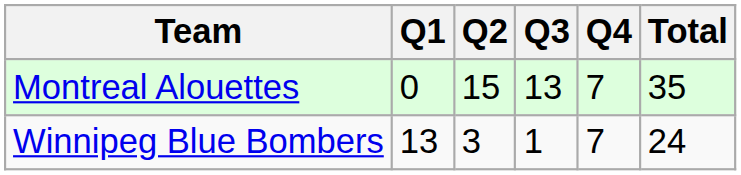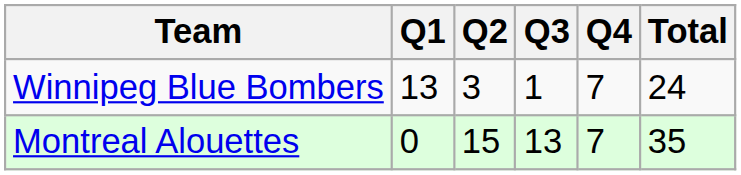rows swapped: (198, 141) <-> (156, 86)
